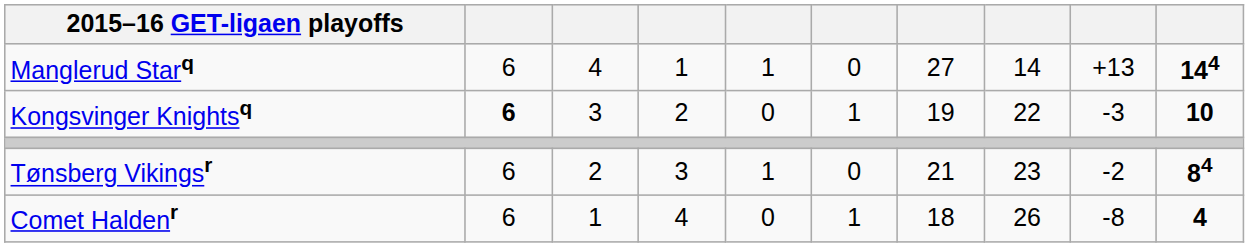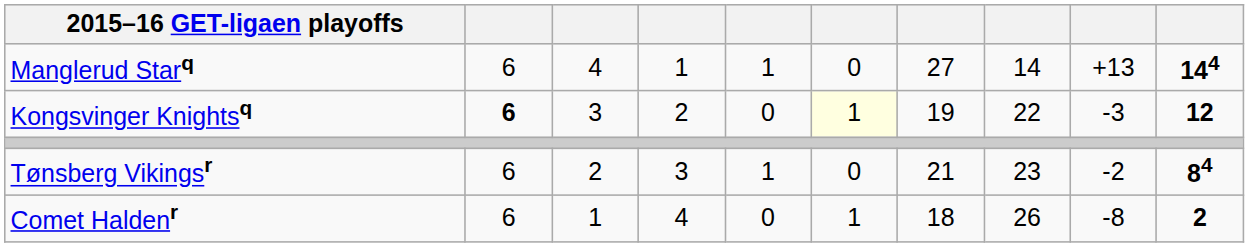(854, 113) no background -> (854, 113) lightyellow background
(1200, 113) 10 -> (1200, 113) 12
(1200, 217) 4 -> (1200, 217) 2
